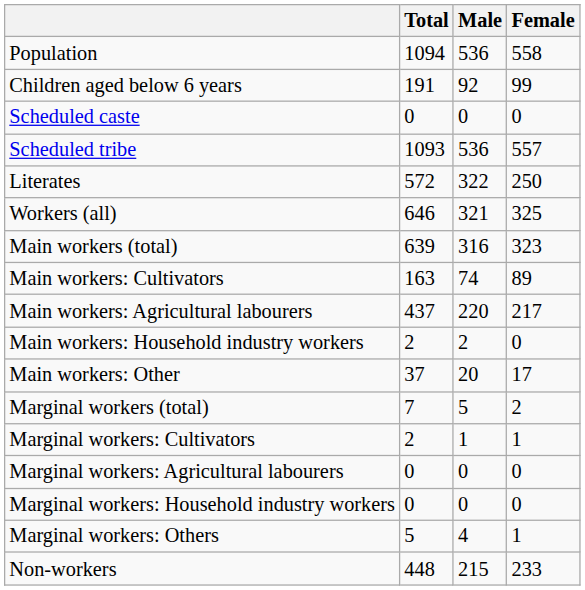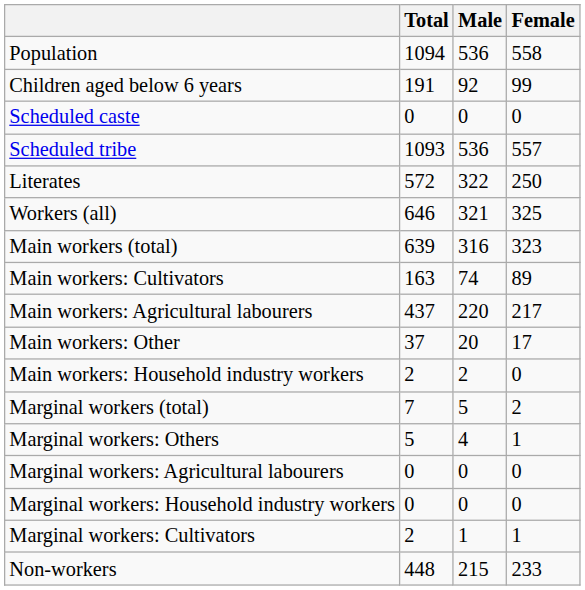rows swapped: (187, 342) <-> (95, 375)
rows swapped: (132, 439) <-> (114, 536)
